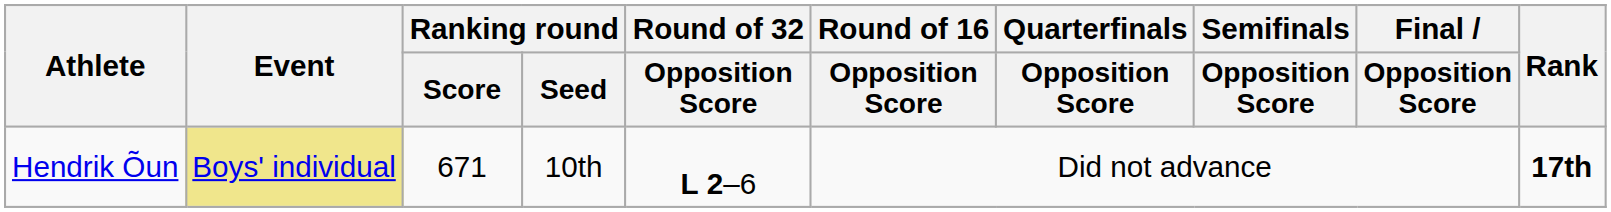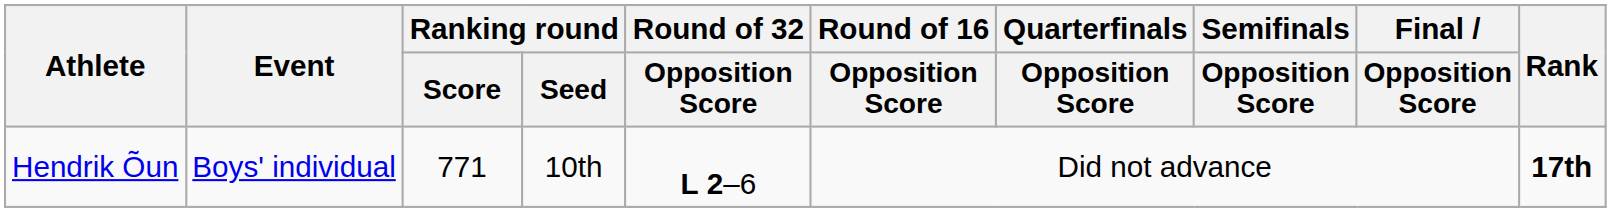(294, 167) khaki background -> (294, 167) no background
(462, 167) 671 -> (462, 167) 771
